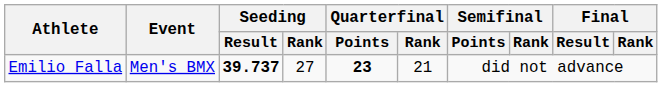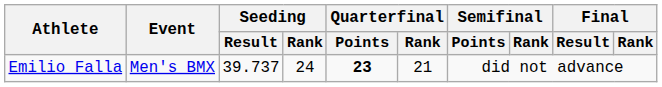(251, 68) bold -> (251, 68) normal
(305, 68) 27 -> (305, 68) 24
